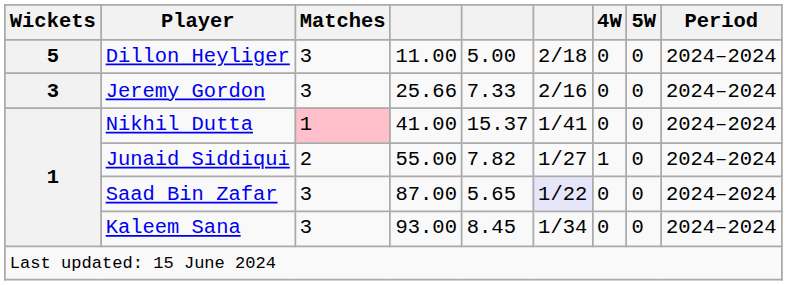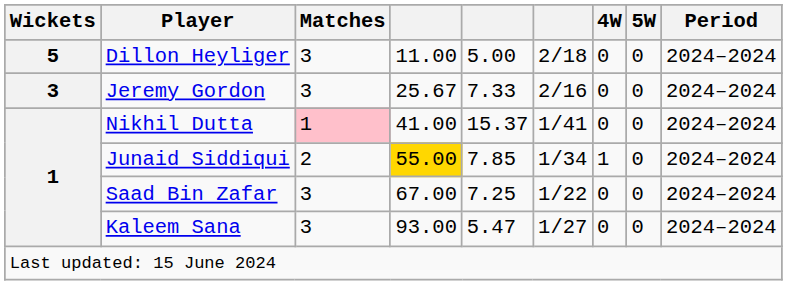(426, 91) 25.66 -> (426, 91) 25.67
(426, 159) no background -> (426, 159) gold background
(491, 159) 7.82 -> (491, 159) 7.85
(563, 159) 1/27 -> (563, 159) 1/34
(426, 194) 87.00 -> (426, 194) 67.00
(491, 194) 5.65 -> (491, 194) 7.25
(563, 194) lavender background -> (563, 194) no background
(491, 228) 8.45 -> (491, 228) 5.47
(563, 228) 1/34 -> (563, 228) 1/27
